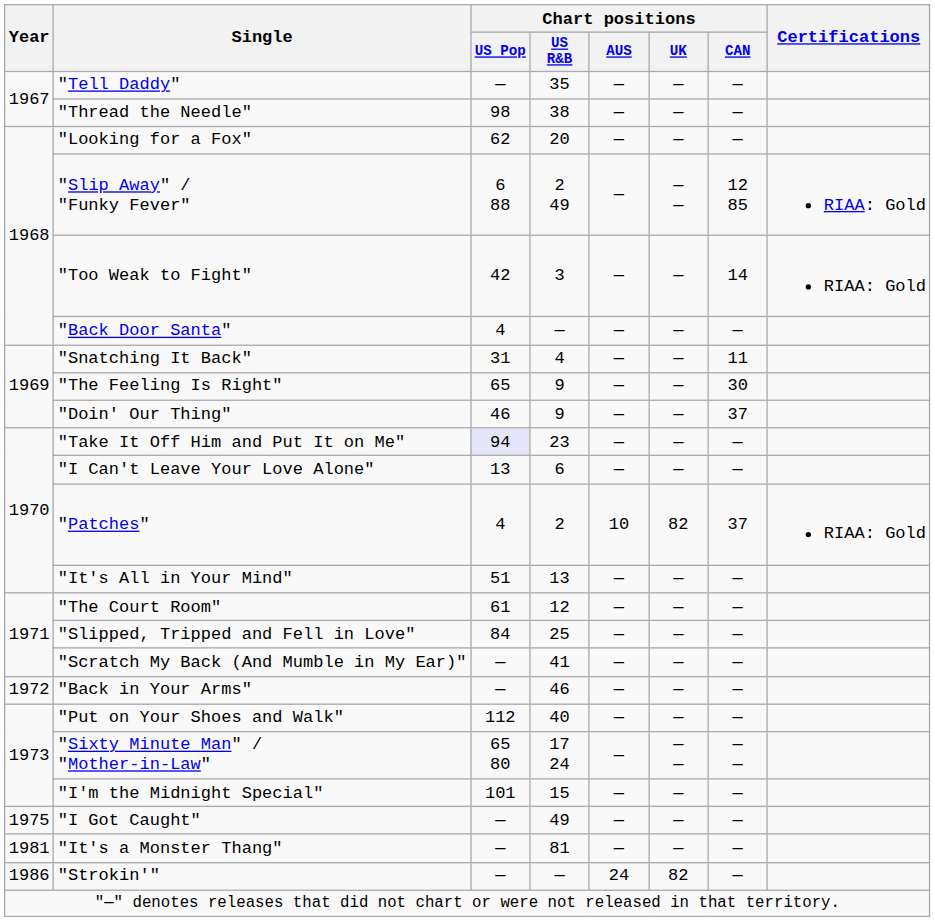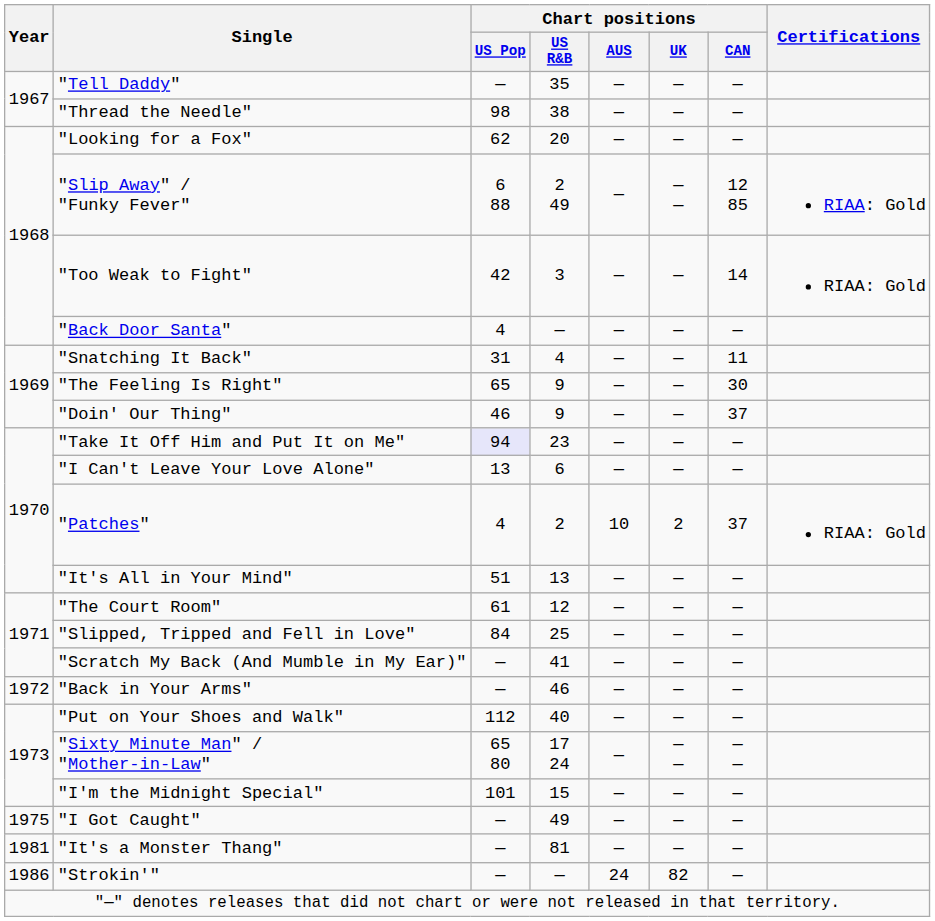(678, 524) 82 -> (678, 524) 2
